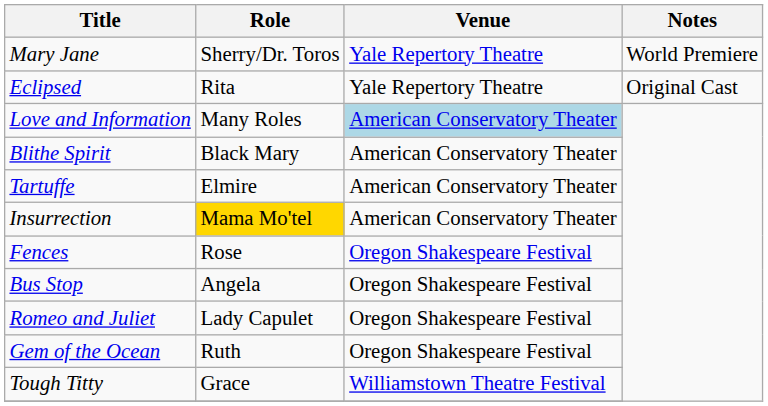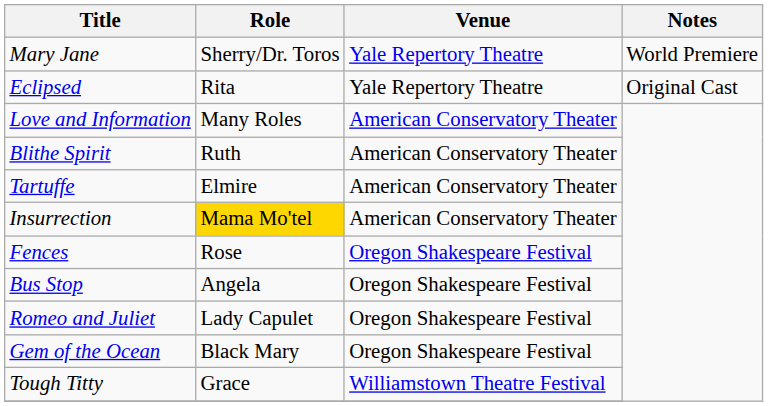(483, 119) lightblue background -> (483, 119) no background
(250, 152) Black Mary -> (221, 152) Ruth
(221, 350) Ruth -> (250, 350) Black Mary
